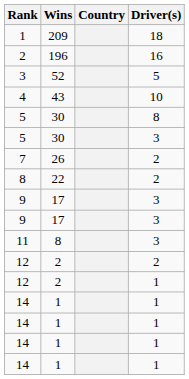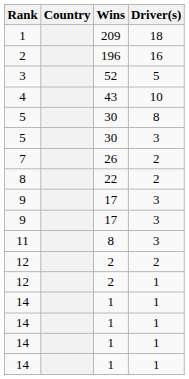columns swapped: (102, 14) <-> (58, 14)
